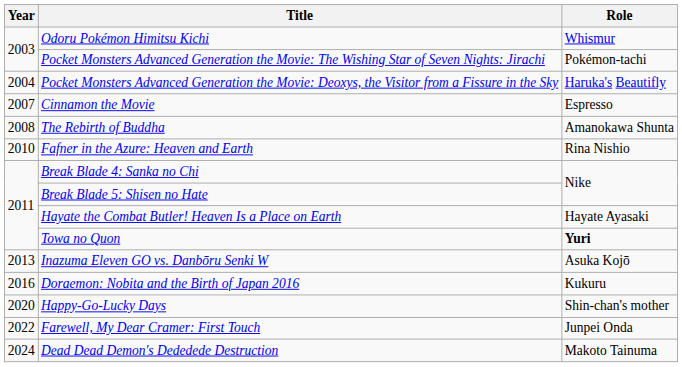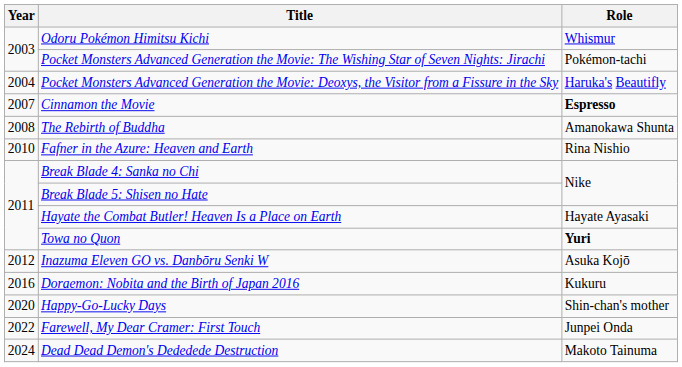(589, 105) normal -> (590, 105) bold
(21, 261) 2013 -> (21, 261) 2012
